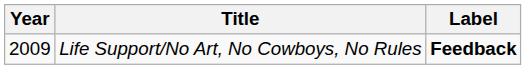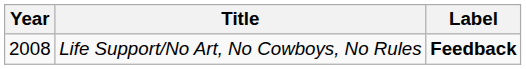(30, 49) 2009 -> (30, 49) 2008
